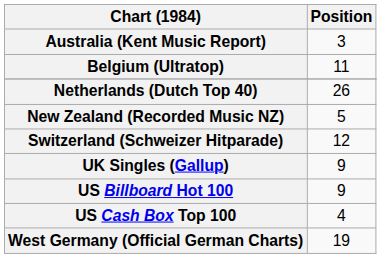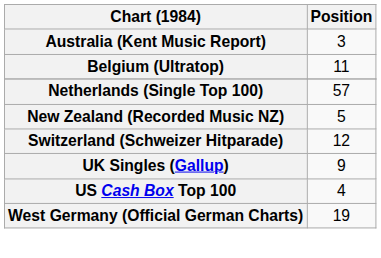- row: (156, 91)
+ row: (156, 91)
- row: (156, 191)
